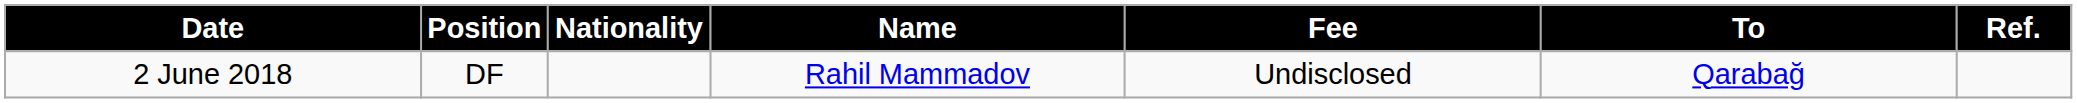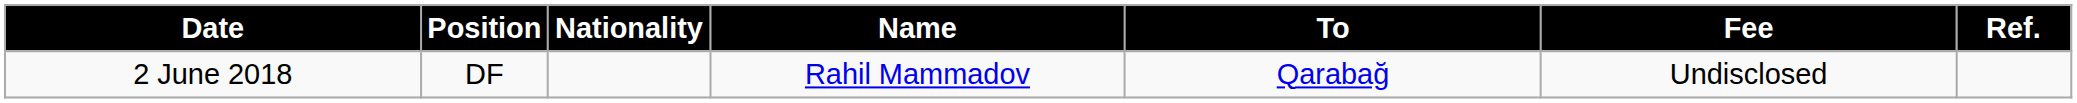columns swapped: (1749, 28) <-> (1333, 28)
